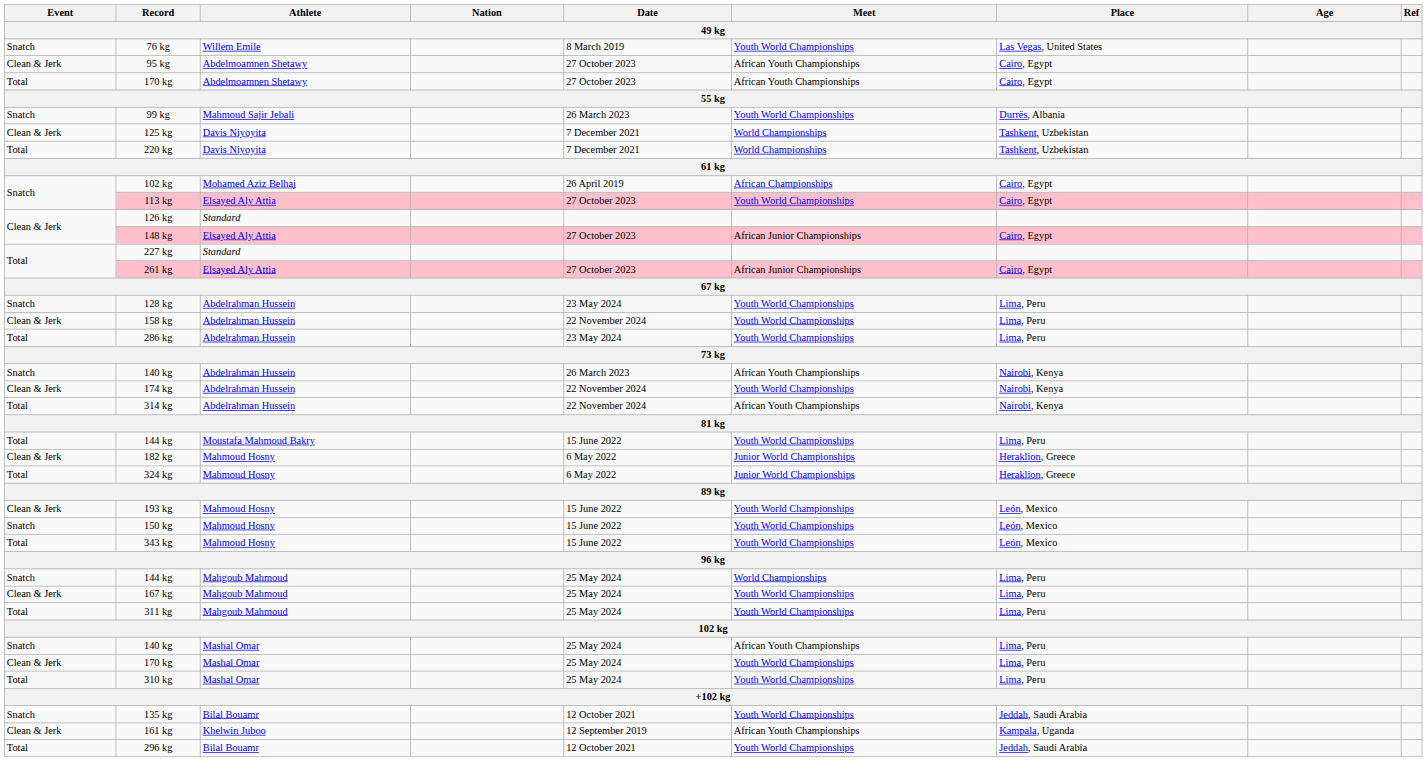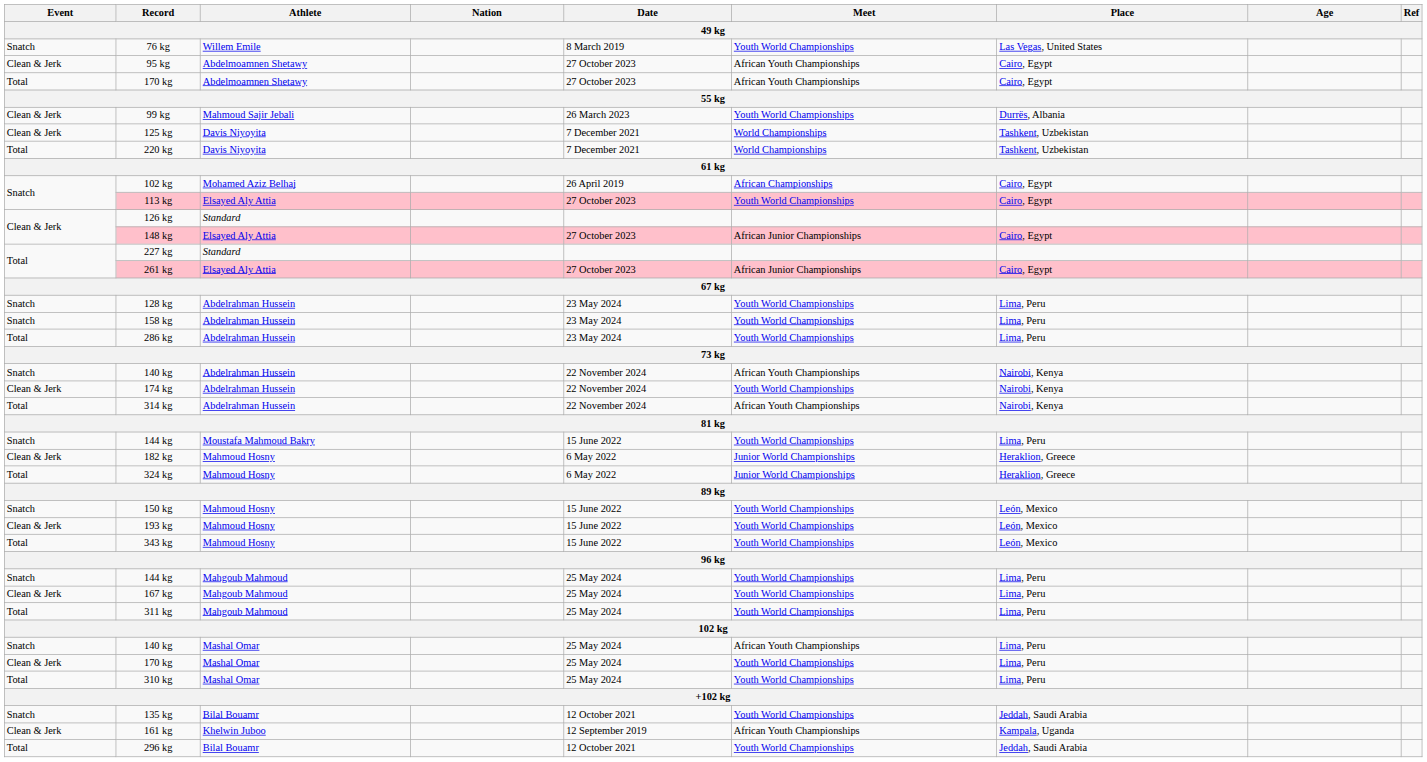(21, 116) Snatch -> (34, 116) Clean & Jerk
(34, 321) Clean & Jerk -> (21, 321) Snatch
(606, 321) 22 November 2024 -> (594, 321) 23 May 2024
(598, 372) 26 March 2023 -> (606, 372) 22 November 2024
(17, 440) Total -> (21, 440) Snatch
rows swapped: (158, 526) <-> (158, 509)
(780, 577) World Championships -> (794, 577) Youth World Championships
